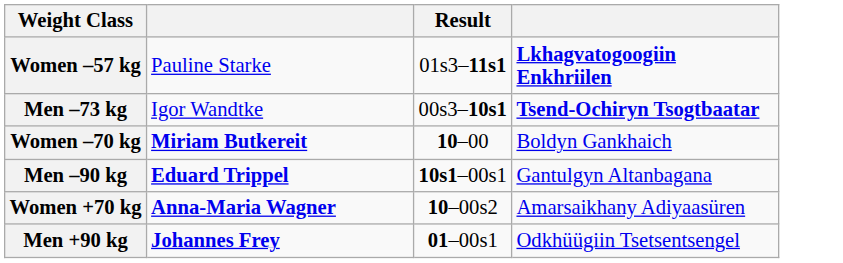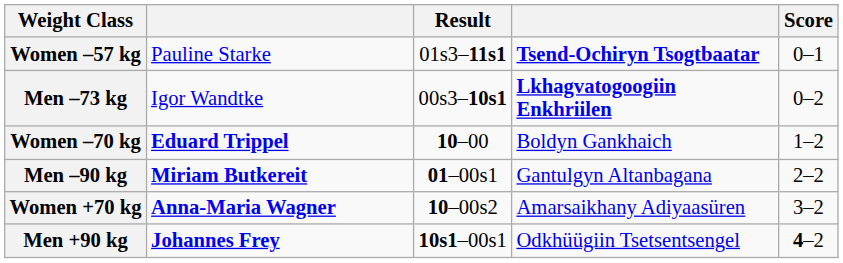+ column: (808, 20)
(596, 65) Lkhagvatogoogiin Enkhriilen -> (638, 53) Tsend-Ochiryn Tsogtbaatar
(638, 109) Tsend-Ochiryn Tsogtbaatar -> (596, 97) Lkhagvatogoogiin Enkhriilen
(229, 142) Miriam Butkereit -> (220, 142) Eduard Trippel
(220, 175) Eduard Trippel -> (229, 175) Miriam Butkereit
(463, 175) 10s1–00s1 -> (463, 175) 01–00s1
(463, 240) 01–00s1 -> (463, 240) 10s1–00s1
